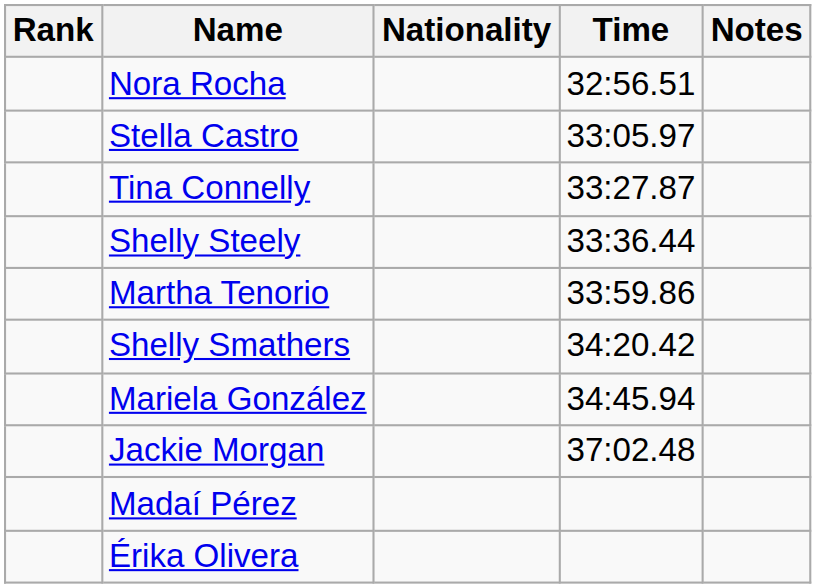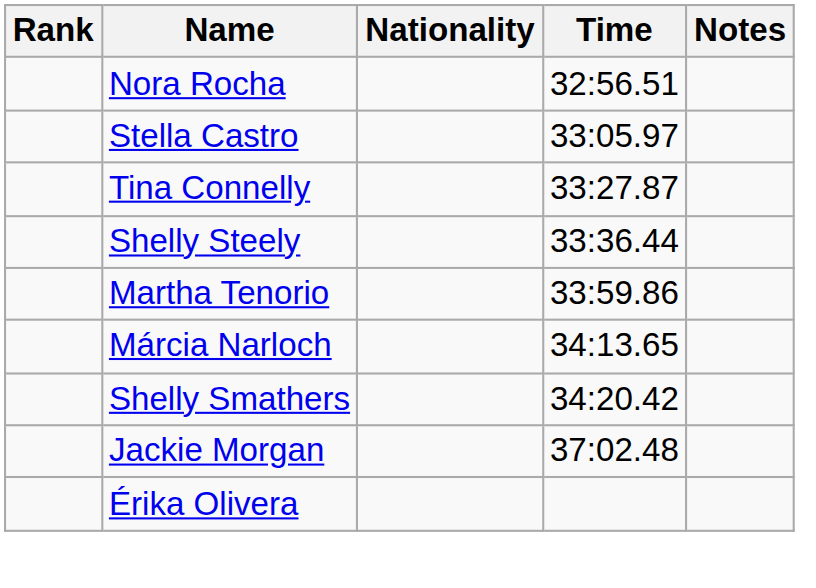+ row: (220, 345)
- row: (238, 398)
- row: (203, 503)
